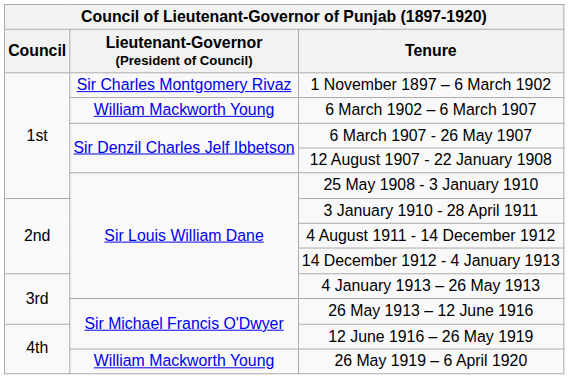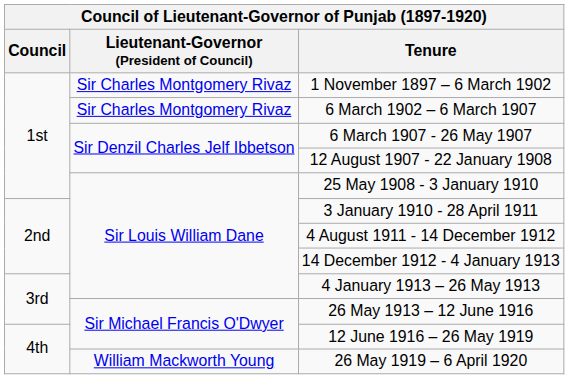(184, 110) William Mackworth Young -> (184, 110) Sir Charles Montgomery Rivaz
